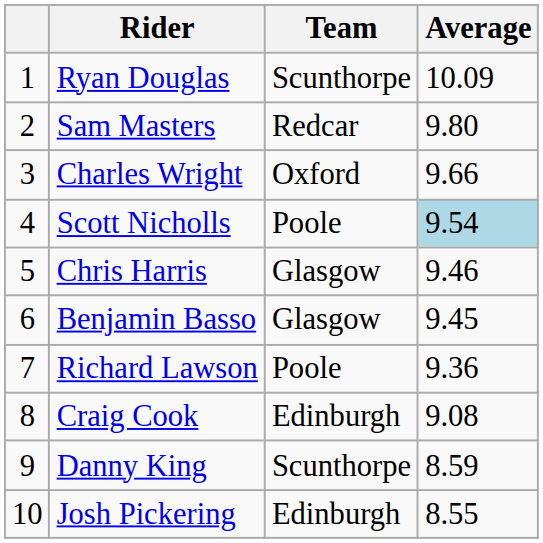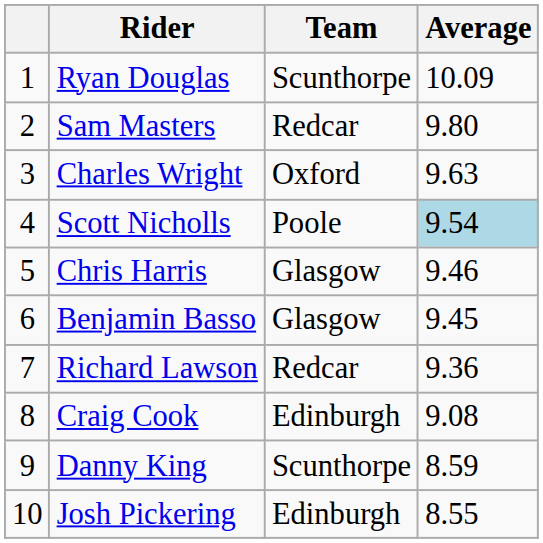(452, 174) 9.66 -> (452, 174) 9.63
(307, 367) Poole -> (315, 367) Redcar
